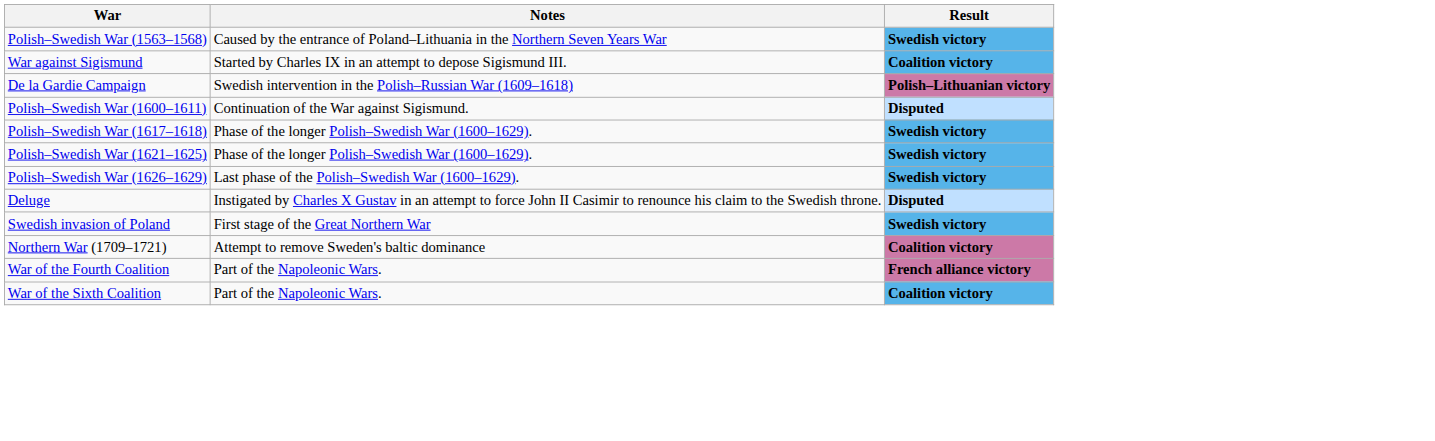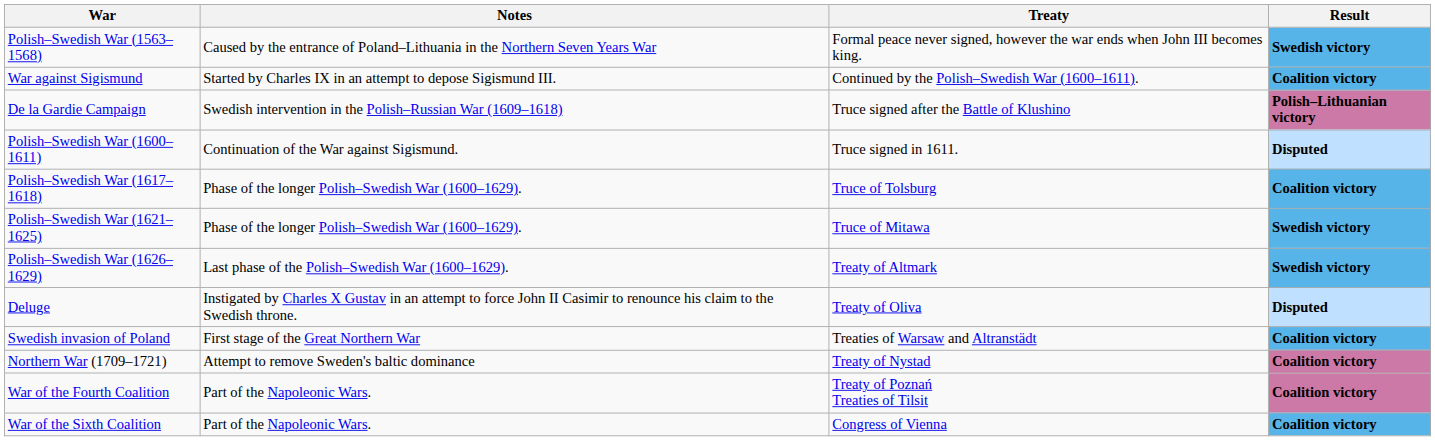+ column: (1049, 16)
(937, 131) Swedish victory -> (1324, 188) Coalition victory
(937, 223) Swedish victory -> (1324, 338) Coalition victory
(959, 270) French alliance victory -> (1324, 392) Coalition victory
